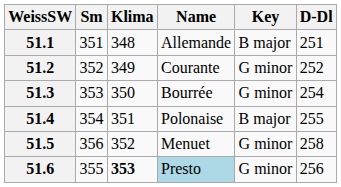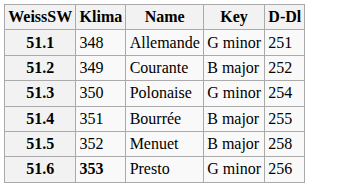- column: (92, 17)
(265, 42) B major -> (234, 42) G minor
(265, 67) G minor -> (233, 67) B major
(187, 93) Bourrée -> (161, 93) Polonaise
(192, 118) Polonaise -> (155, 118) Bourrée
(265, 144) G minor -> (233, 144) B major
(181, 169) lightblue background -> (150, 169) no background
